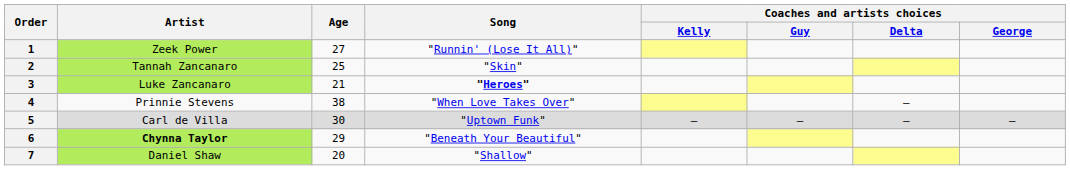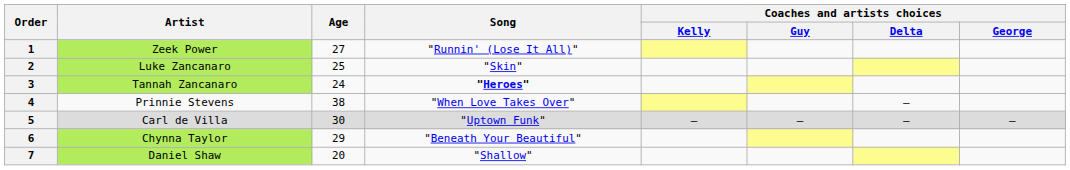(185, 67) Tannah Zancanaro -> (185, 67) Luke Zancanaro
(185, 85) Luke Zancanaro -> (185, 85) Tannah Zancanaro
(339, 85) 21 -> (339, 85) 24
(185, 138) bold -> (185, 138) normal
